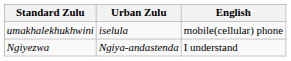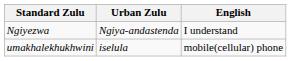rows swapped: (50, 30) <-> (28, 47)
